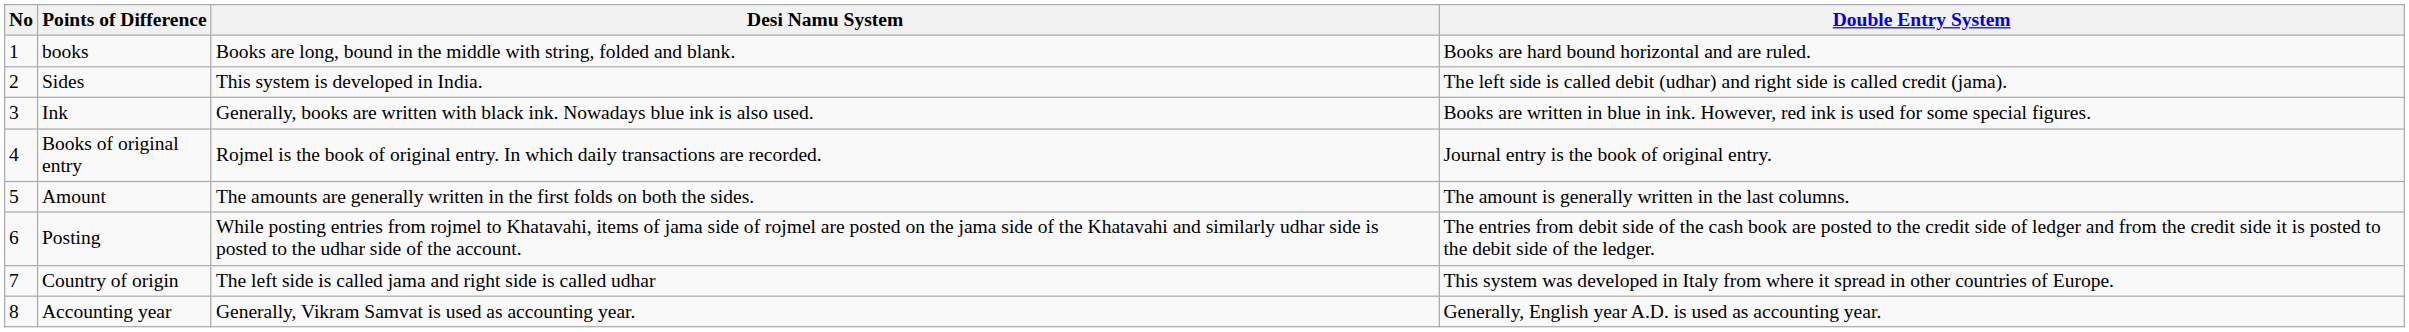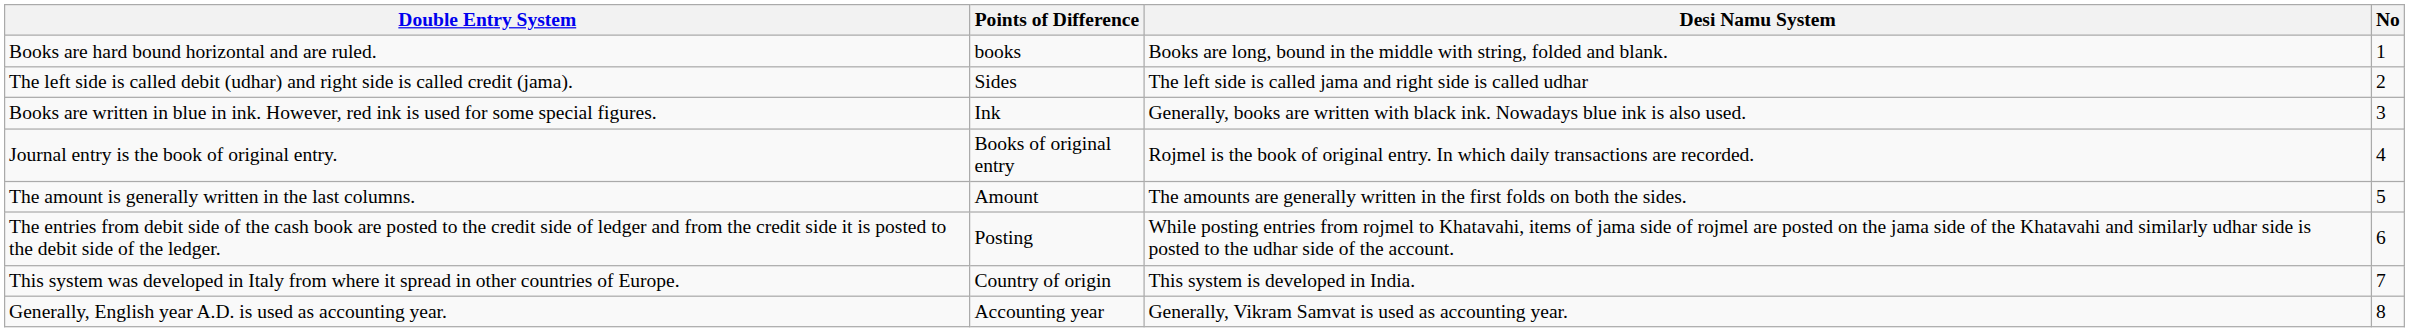columns swapped: (21, 19) <-> (1922, 19)
(349, 81) This system is developed in India. -> (1368, 81) The left side is called jama and right side is called udhar
(436, 280) The left side is called jama and right side is called udhar -> (1282, 280) This system is developed in India.
